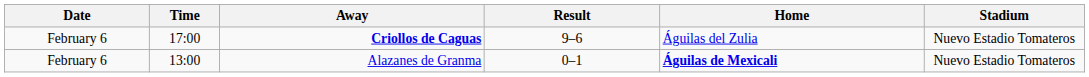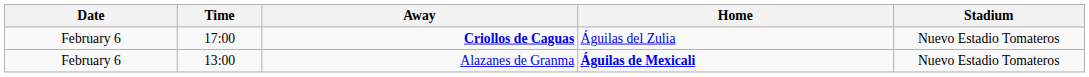- column: (572, 15)
